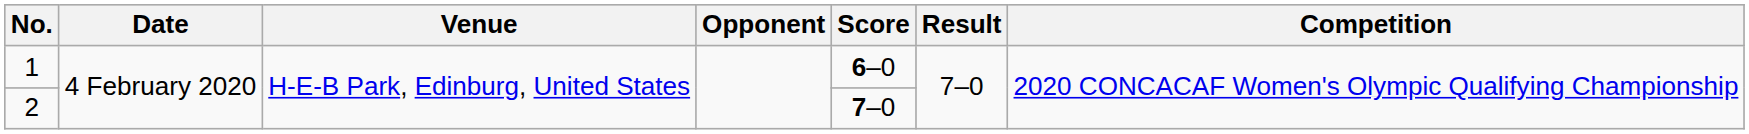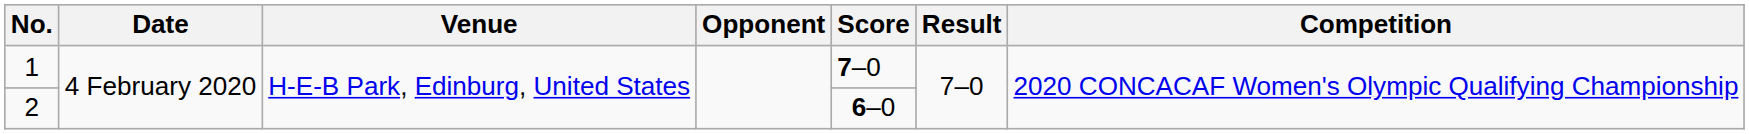(874, 66) 6–0 -> (859, 66) 7–0
(874, 107) 7–0 -> (874, 107) 6–0
